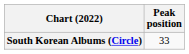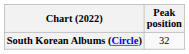(164, 40) 33 -> (164, 40) 32
